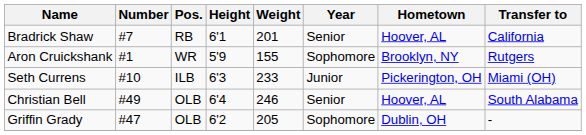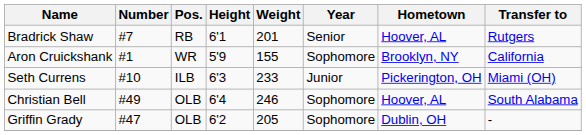(516, 36) California -> (511, 36) Rutgers
(511, 57) Rutgers -> (516, 57) California
(326, 99) Senior -> (341, 99) Sophomore
